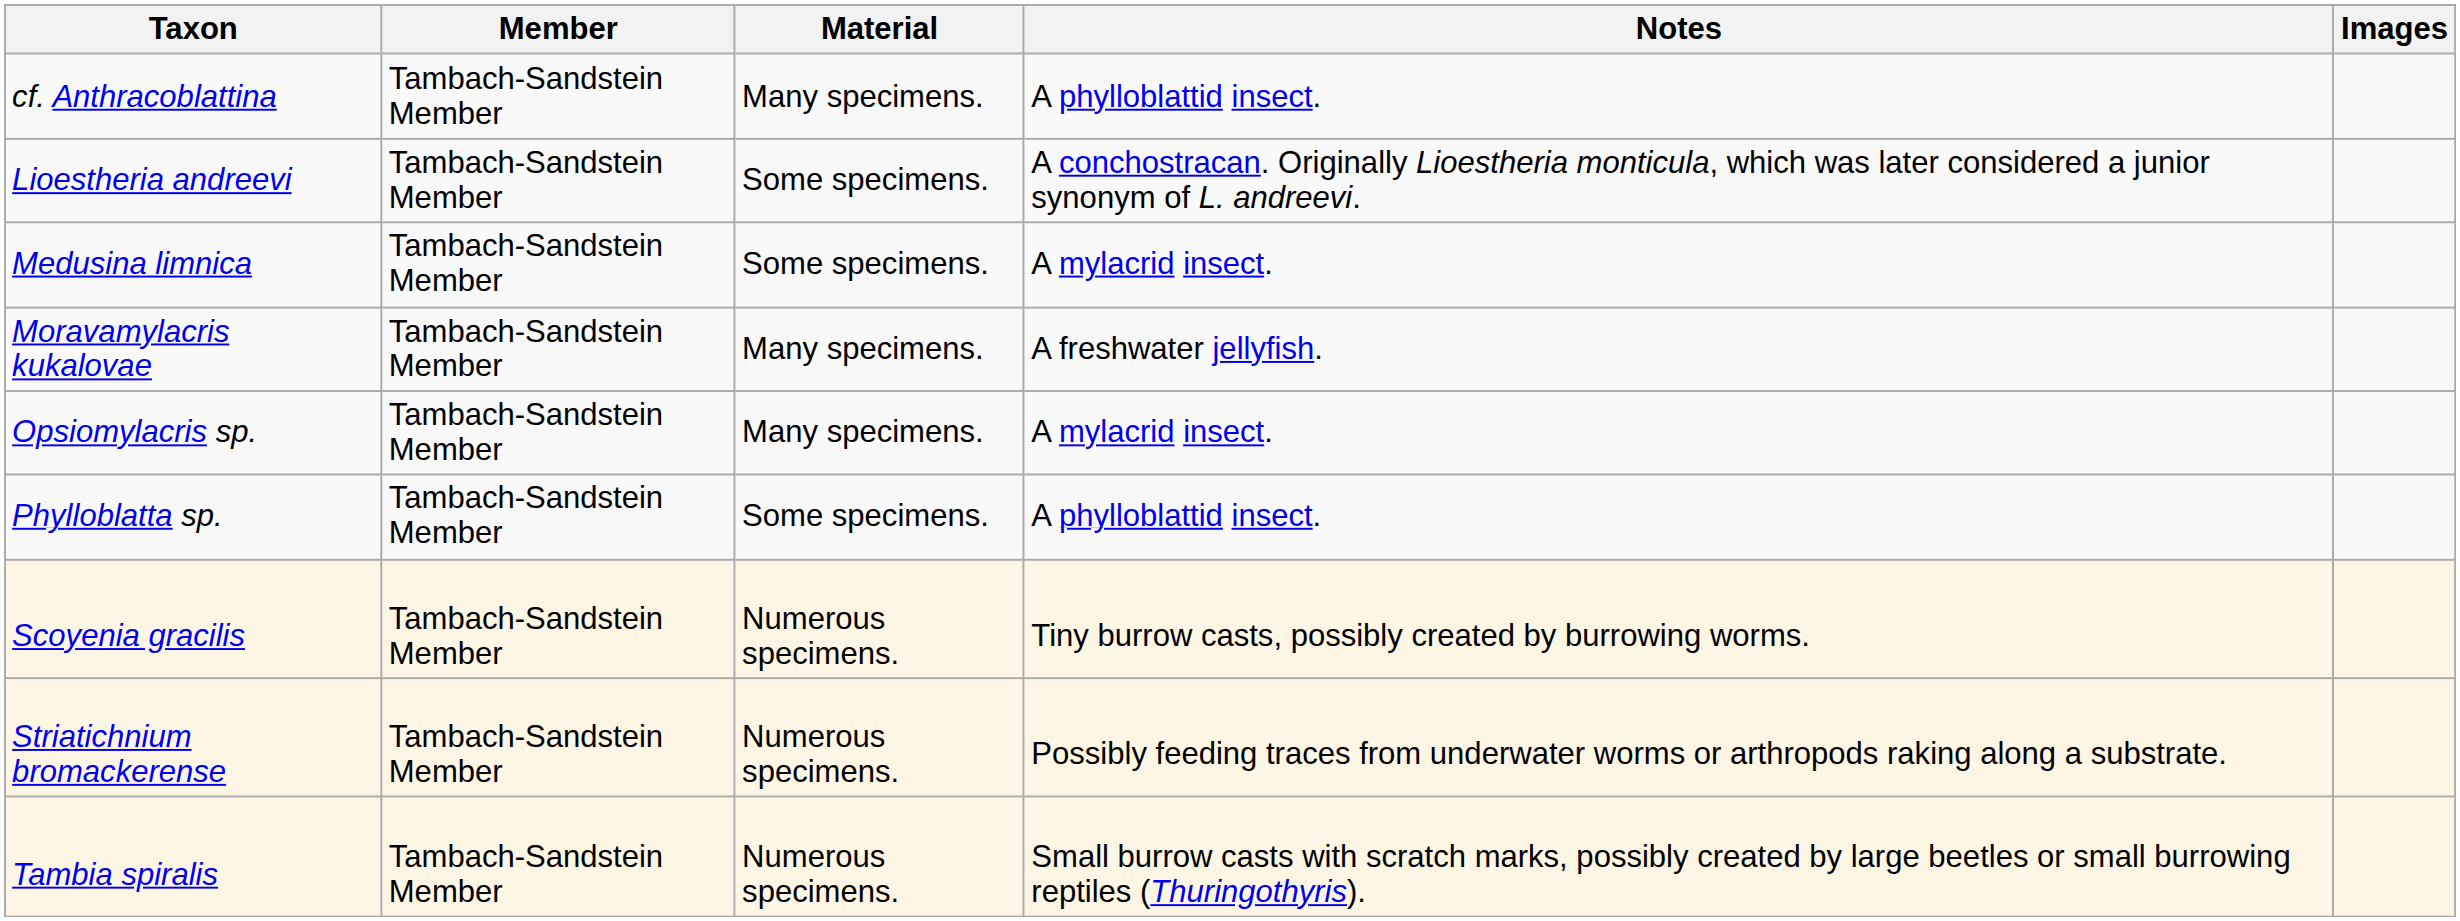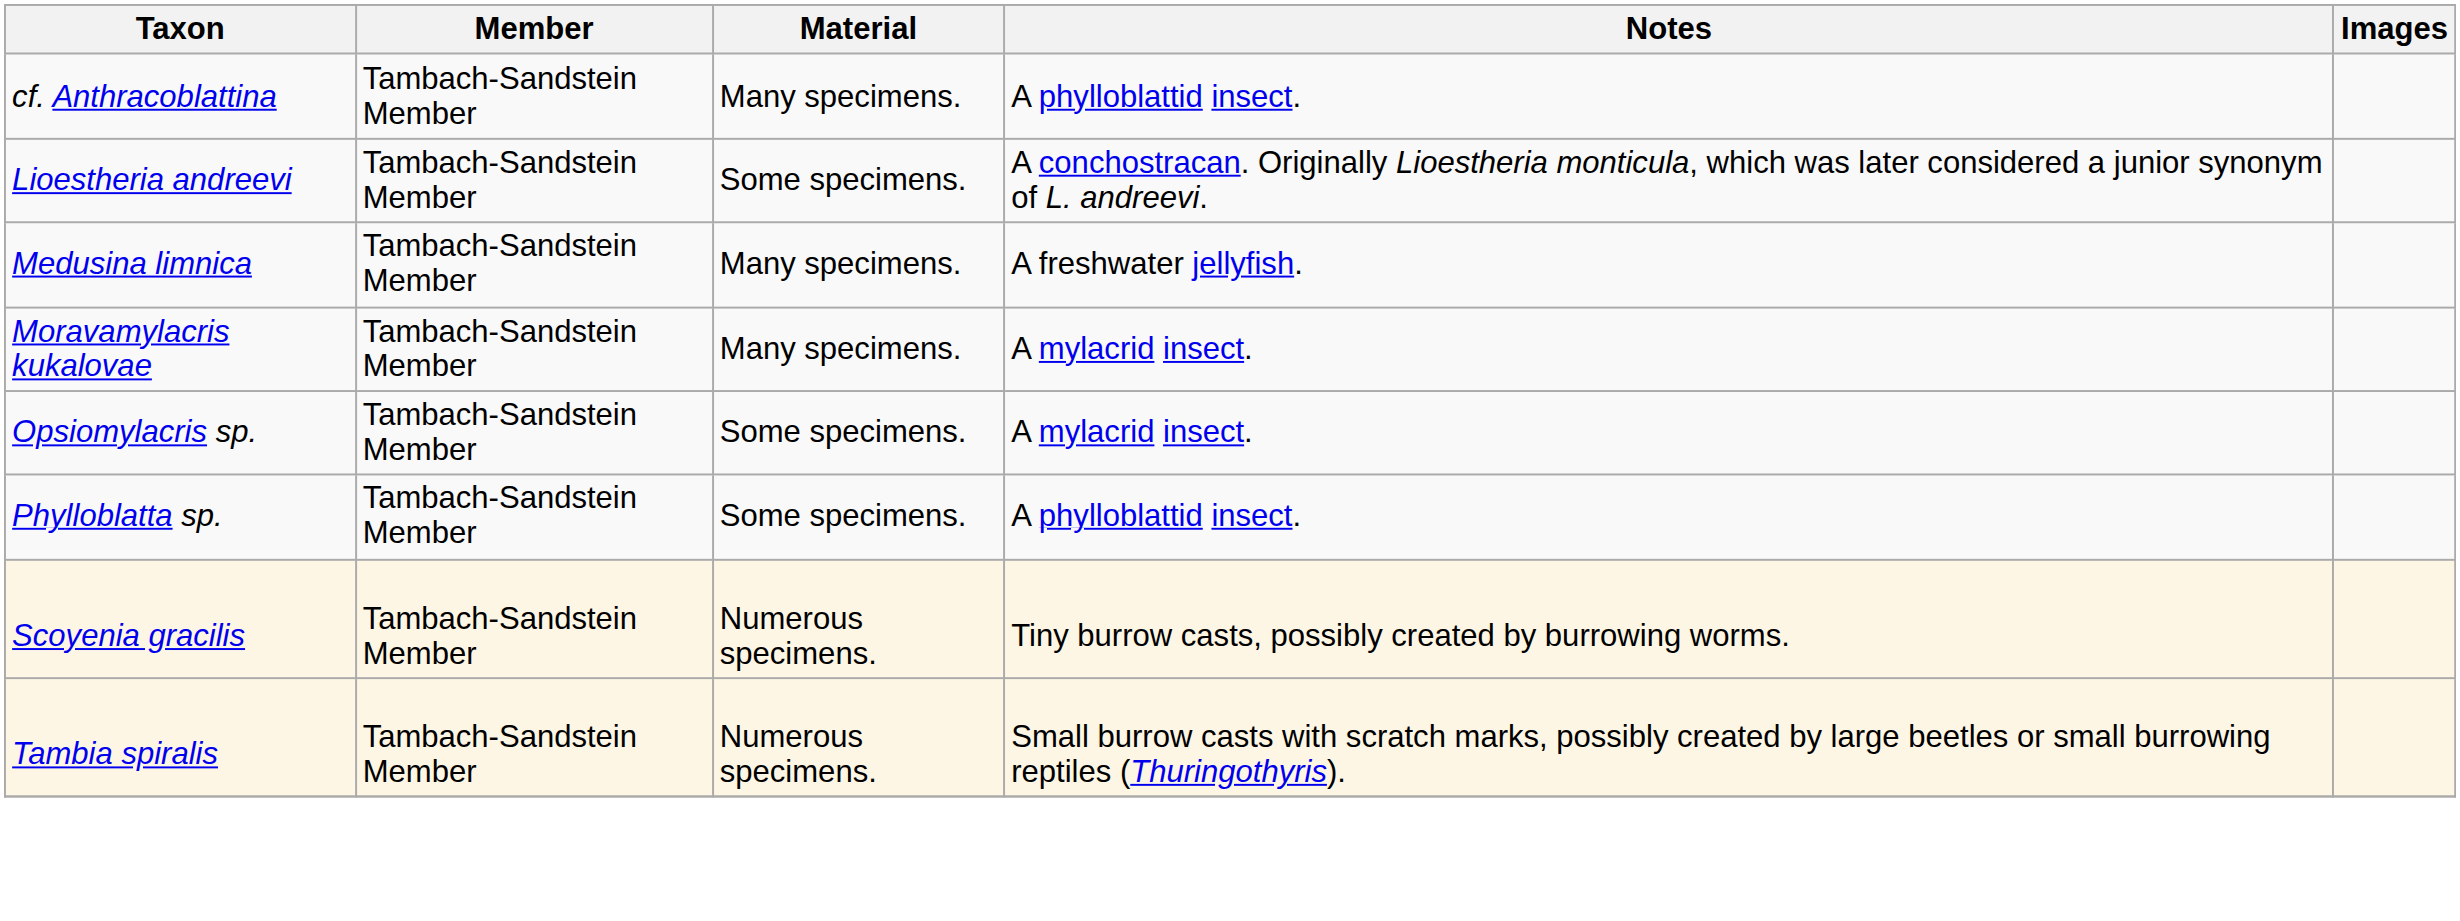(865, 264) Some specimens. -> (841, 264) Many specimens.
(1152, 264) A mylacrid insect. -> (1157, 264) A freshwater jellyfish.
(1177, 348) A freshwater jellyfish. -> (1132, 348) A mylacrid insect.
(863, 432) Many specimens. -> (843, 432) Some specimens.
- row: (119, 754)
